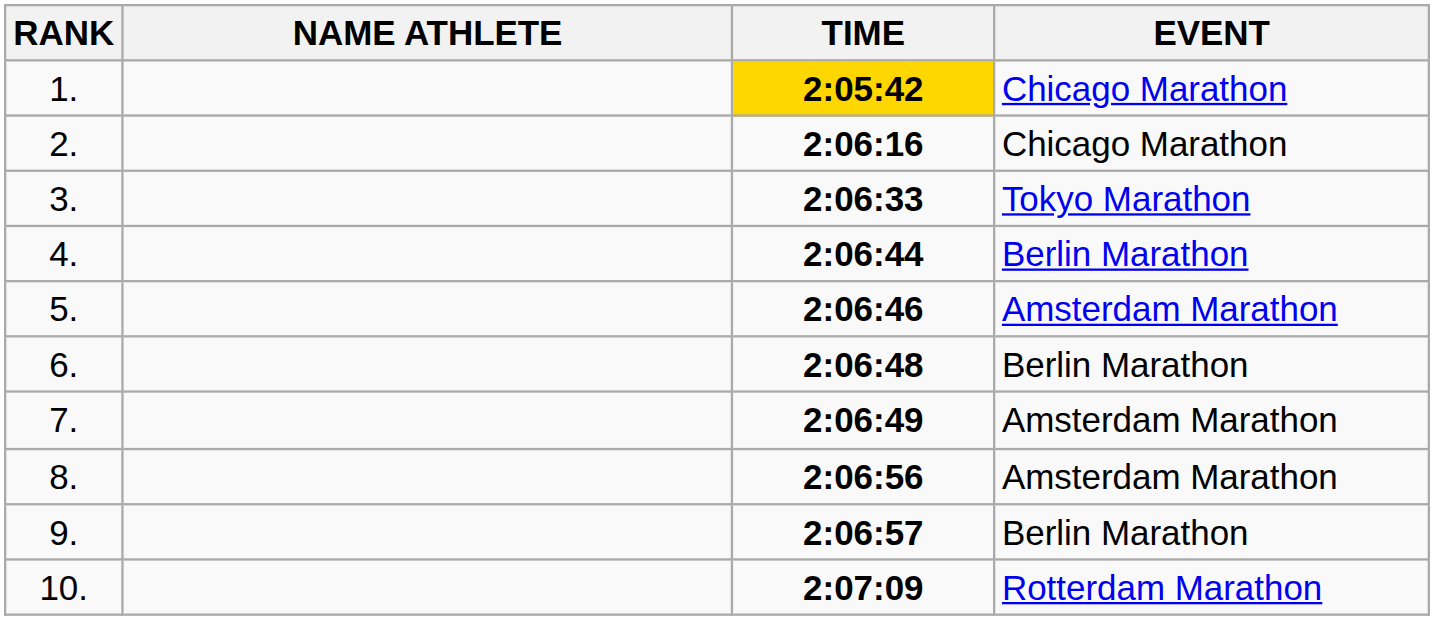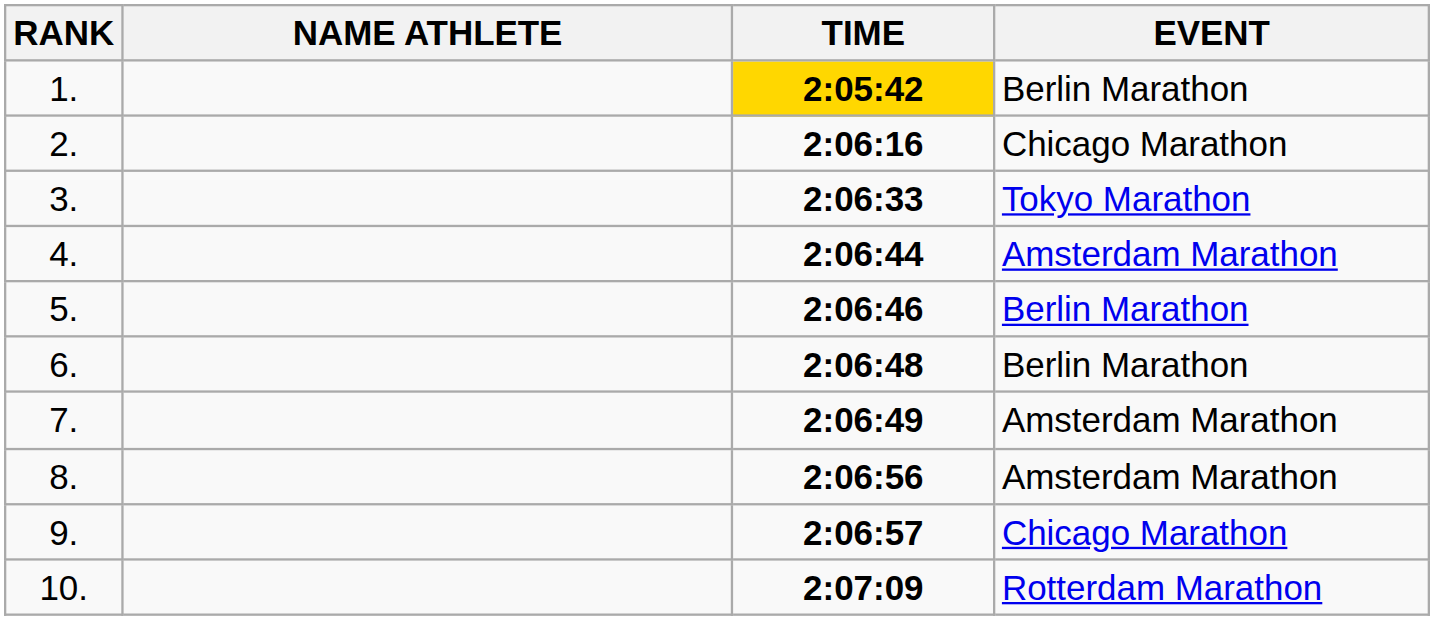(1145, 88) Chicago Marathon -> (1125, 88) Berlin Marathon
(1125, 254) Berlin Marathon -> (1170, 254) Amsterdam Marathon
(1170, 310) Amsterdam Marathon -> (1125, 310) Berlin Marathon
(1125, 531) Berlin Marathon -> (1145, 531) Chicago Marathon
